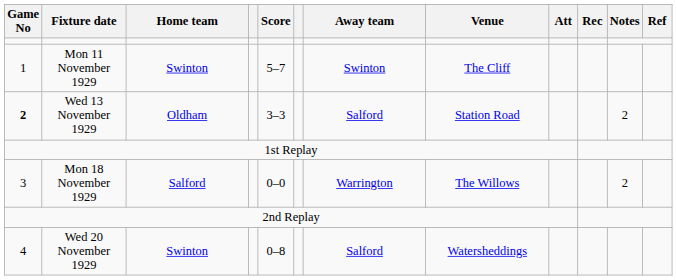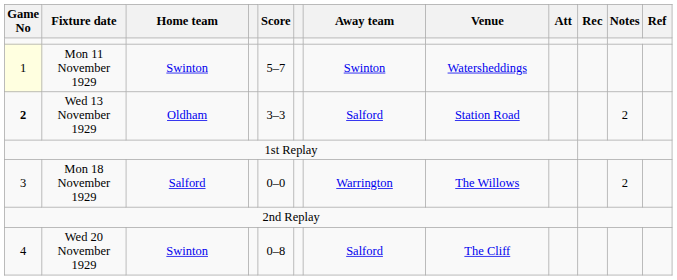(23, 68) no background -> (23, 68) lightyellow background
(487, 68) The Cliff -> (487, 68) Watersheddings
(487, 251) Watersheddings -> (487, 251) The Cliff
